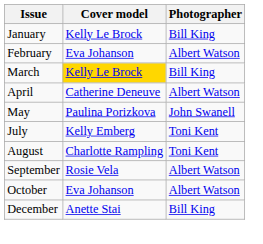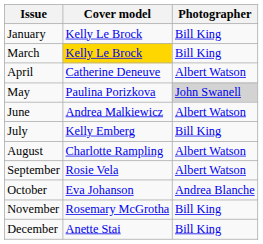- row: (29, 53)
(202, 111) no background -> (208, 92) lightgrey background
+ row: (19, 111)
(194, 131) Toni Kent -> (198, 131) Bill King
(194, 151) Toni Kent -> (210, 151) Albert Watson
(204, 190) Albert Watson -> (215, 190) Andrea Blanche
+ row: (33, 209)
